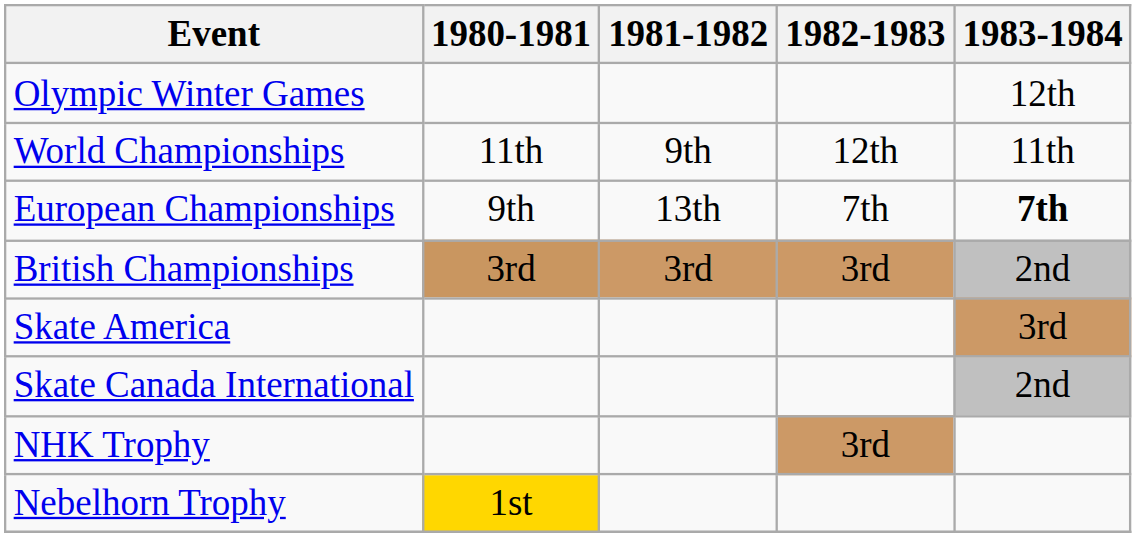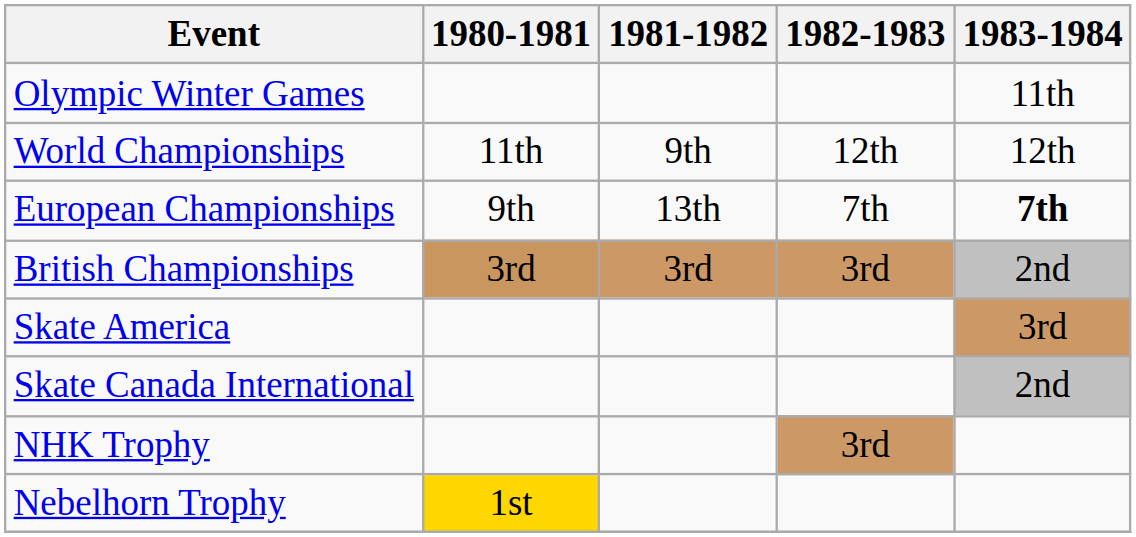(1043, 92) 12th -> (1043, 92) 11th
(1043, 151) 11th -> (1043, 151) 12th
